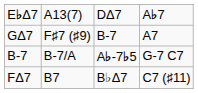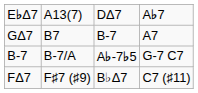(67, 35) F♯7 (♯9) -> (52, 35) B7
(52, 77) B7 -> (67, 77) F♯7 (♯9)
